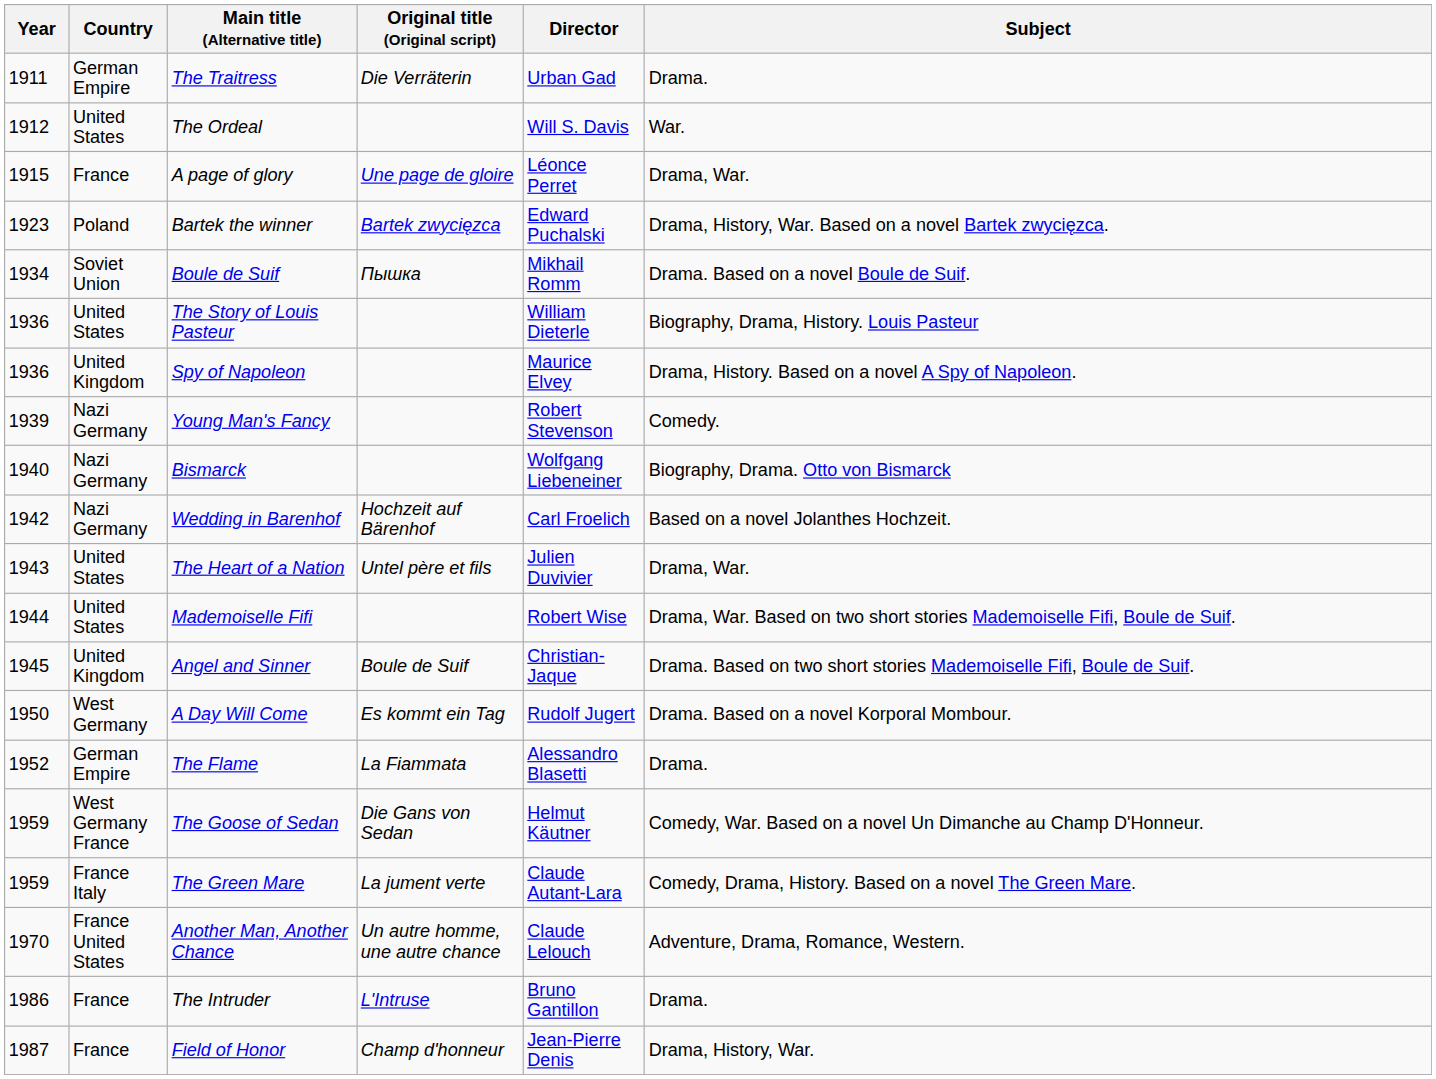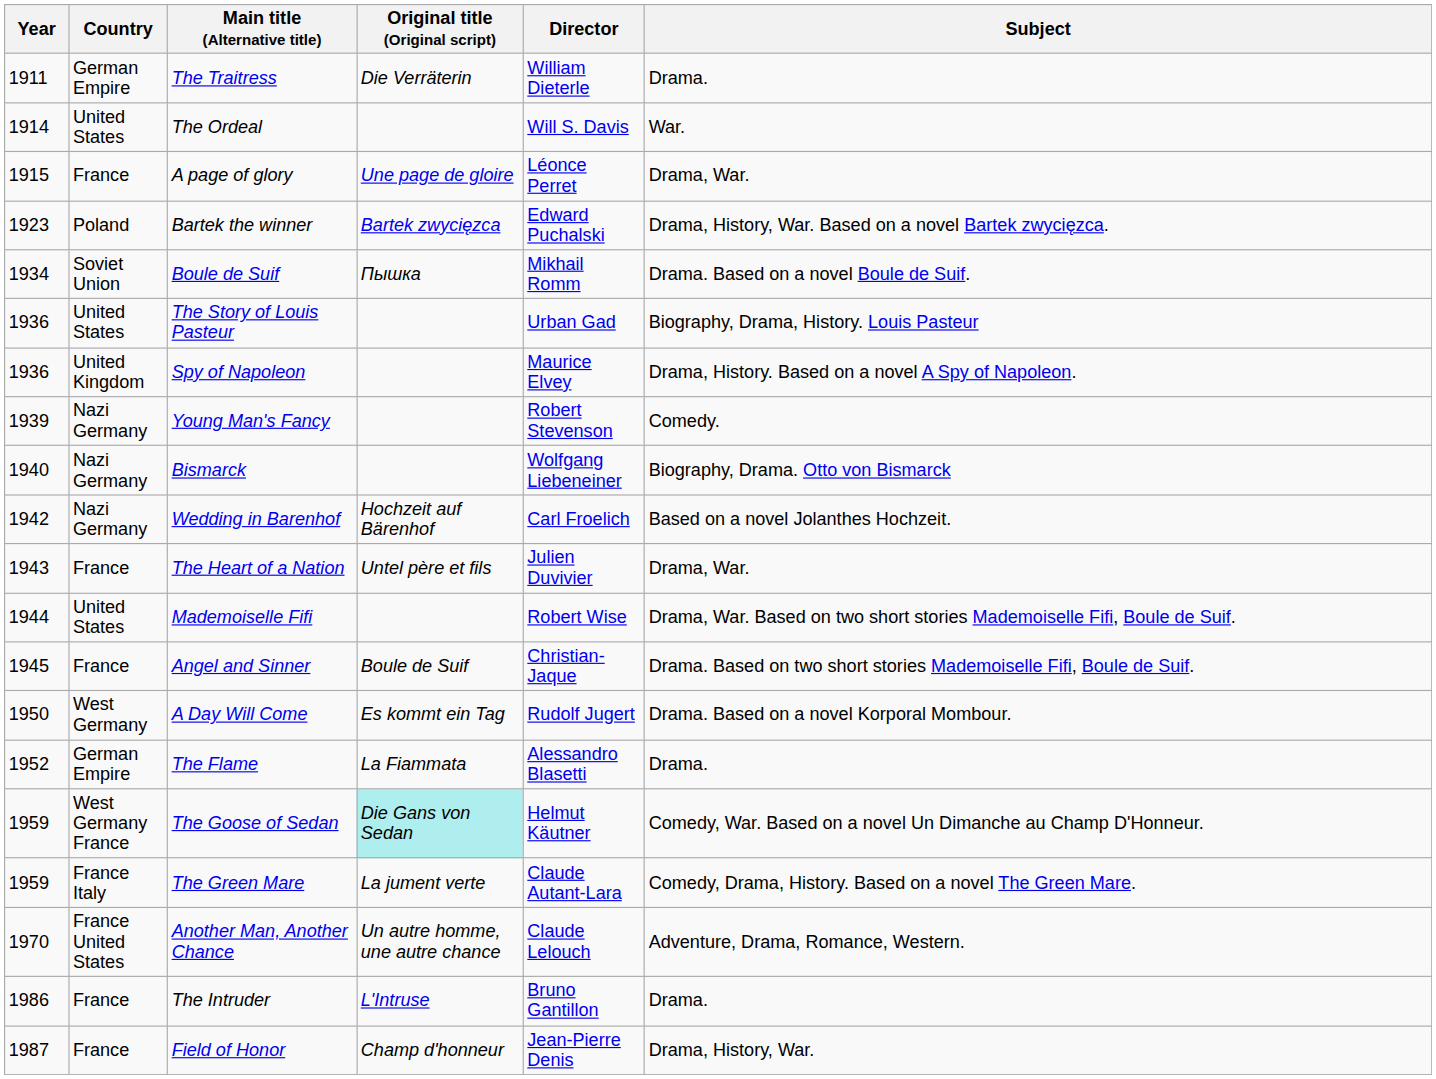(572, 78) Urban Gad -> (558, 78) William Dieterle
(29, 127) 1912 -> (29, 127) 1914
(558, 323) William Dieterle -> (572, 323) Urban Gad
(99, 568) United States -> (101, 568) France
(109, 666) United Kingdom -> (101, 666) France
(416, 823) no background -> (416, 823) paleturquoise background
